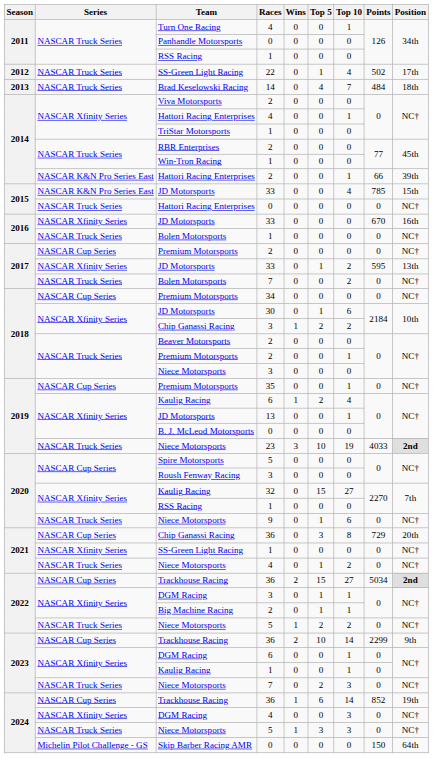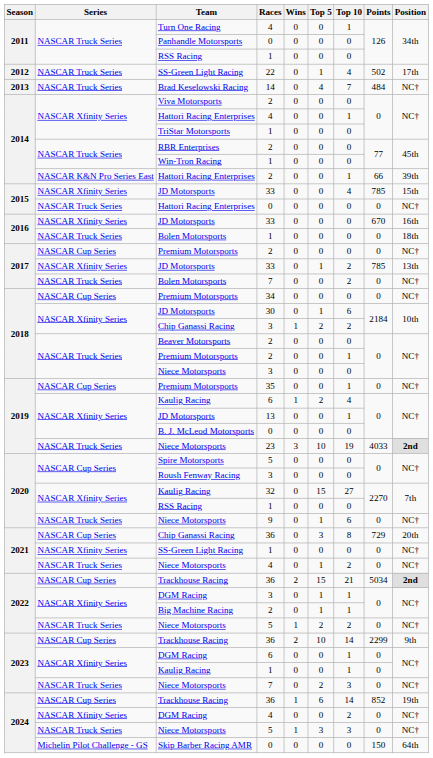(410, 87) 18th -> (410, 87) NC†
(96, 191) NASCAR K&N Pro Series East -> (82, 191) NASCAR Xfinity Series
(410, 236) NC† -> (410, 236) 18th
(378, 266) 595 -> (378, 266) 785
(349, 580) 27 -> (349, 580) 21
(349, 715) 3 -> (349, 715) 2
